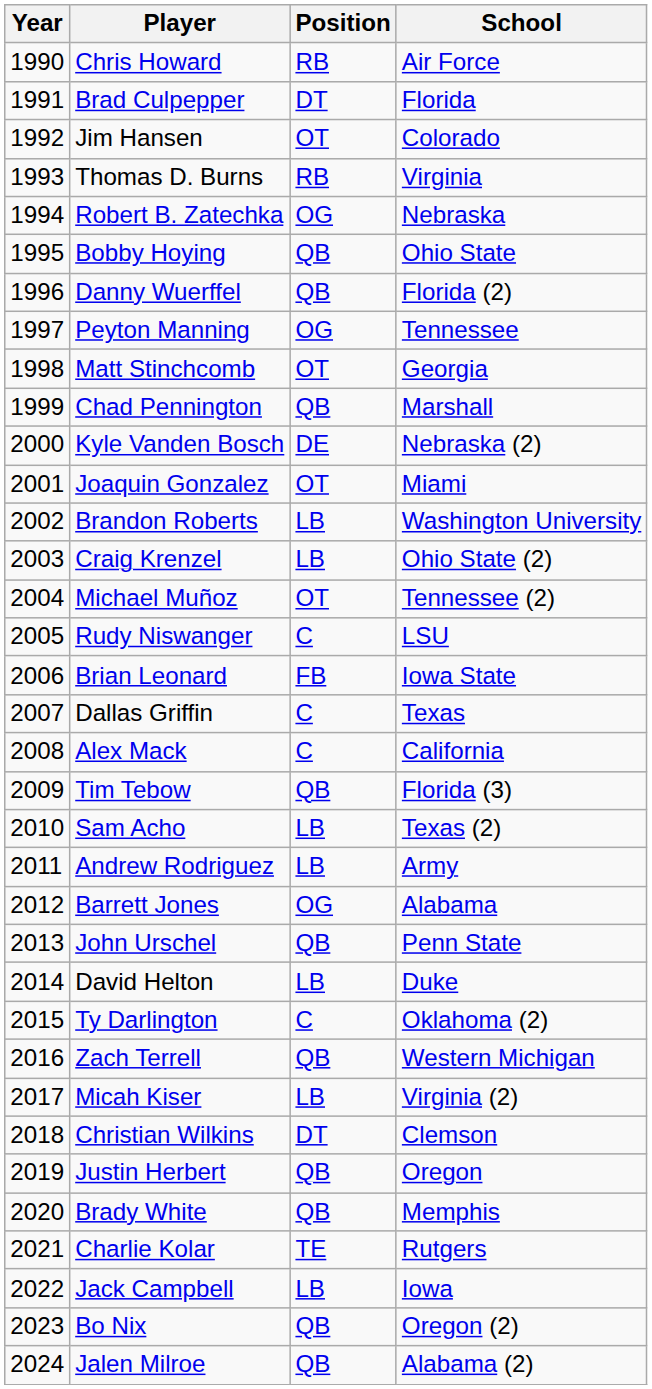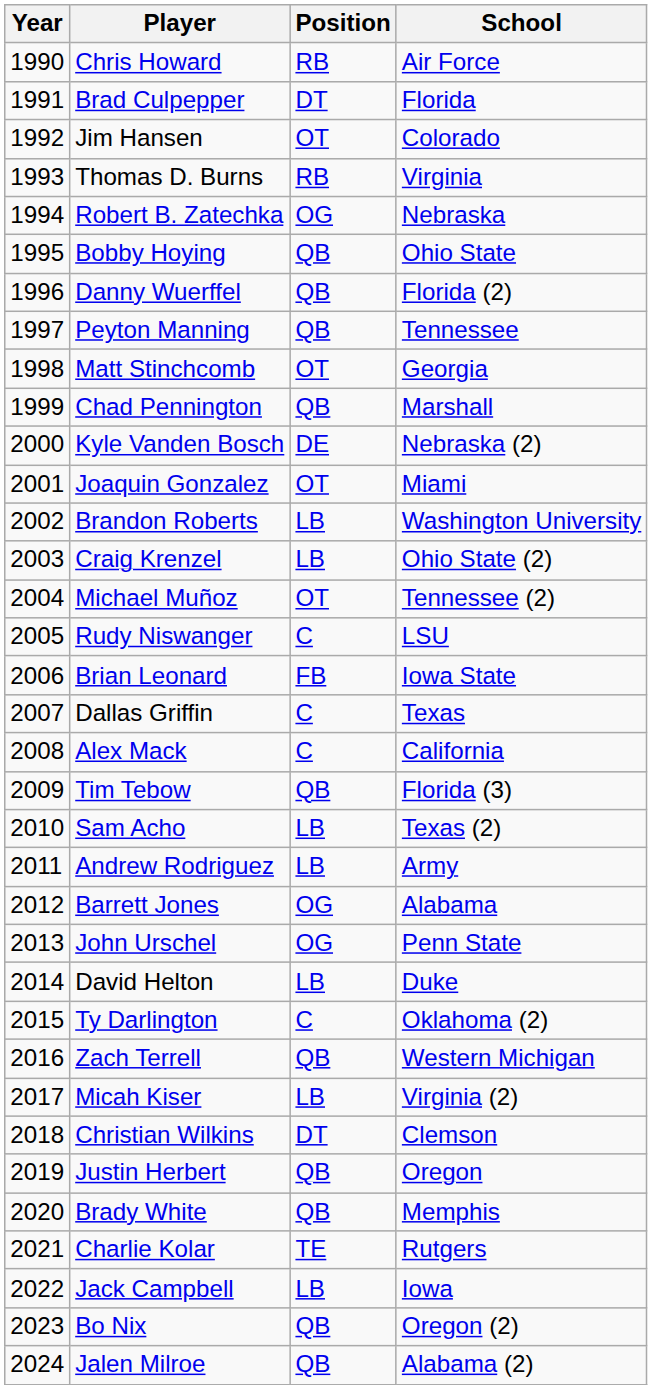(314, 330) OG -> (313, 330) QB
(313, 943) QB -> (314, 943) OG
